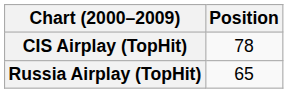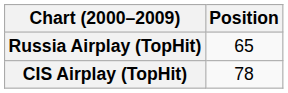rows swapped: (105, 46) <-> (105, 74)
